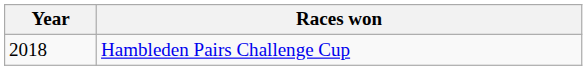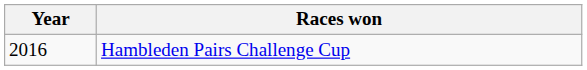(28, 49) 2018 -> (28, 49) 2016
